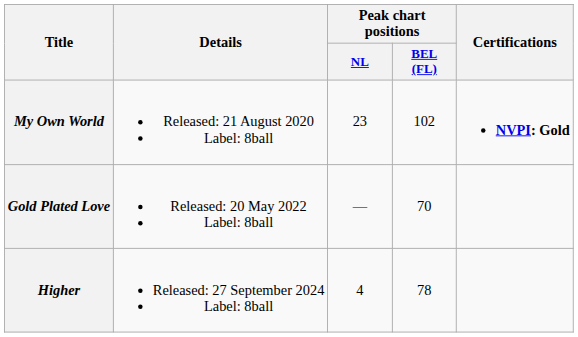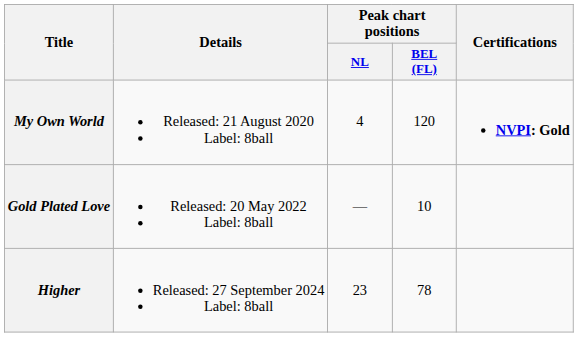(360, 122) 23 -> (360, 122) 4
(424, 122) 102 -> (424, 122) 120
(424, 206) 70 -> (424, 206) 10
(360, 290) 4 -> (360, 290) 23
